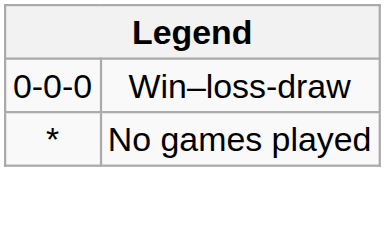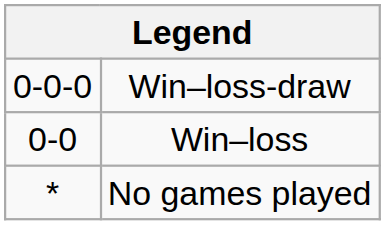+ row: (240, 139)
